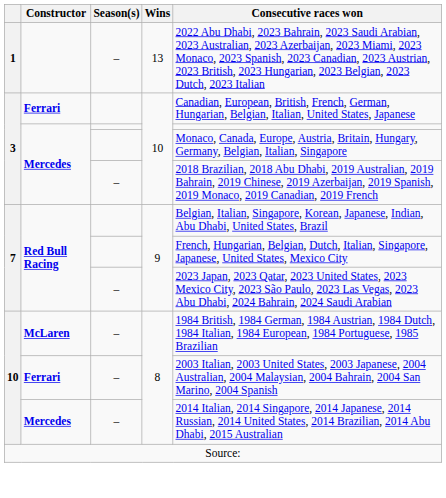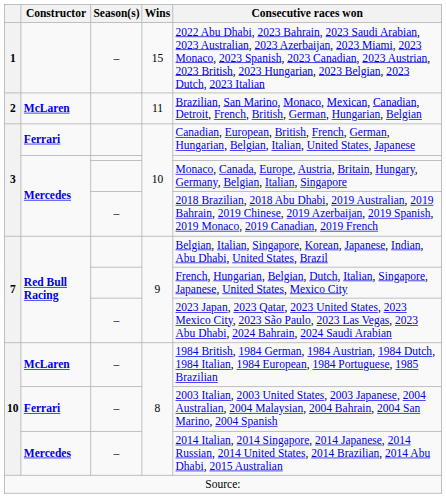(157, 57) 13 -> (157, 57) 15
+ row: (13, 108)
